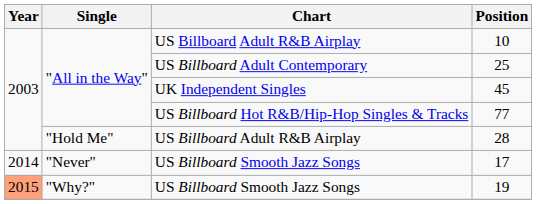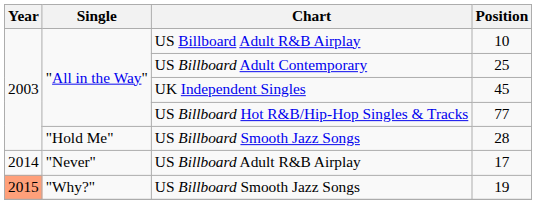(258, 138) US Billboard Adult R&B Airplay -> (257, 138) US Billboard Smooth Jazz Songs
(257, 162) US Billboard Smooth Jazz Songs -> (258, 162) US Billboard Adult R&B Airplay
